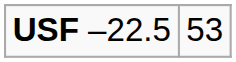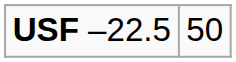(205, 30) 53 -> (205, 30) 50
